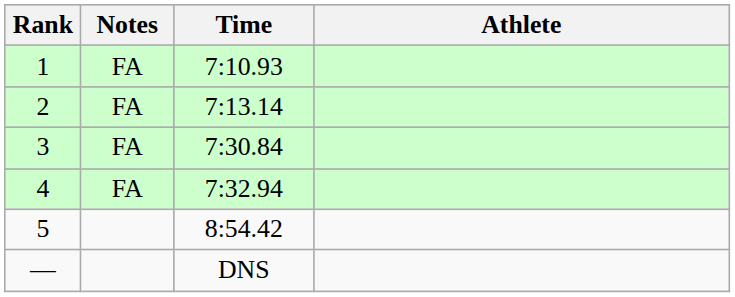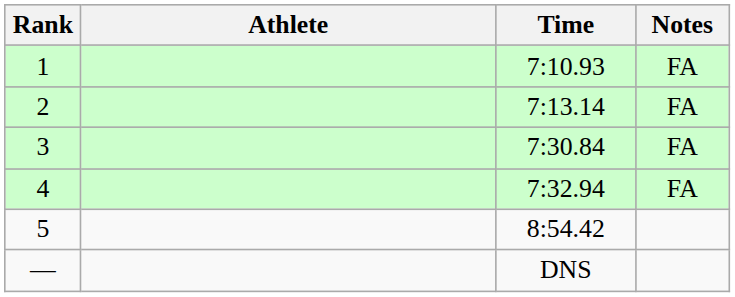columns swapped: (521, 24) <-> (127, 24)
